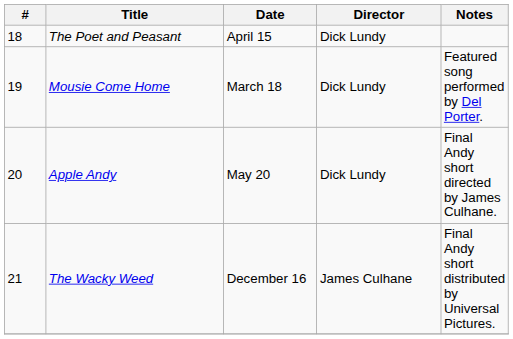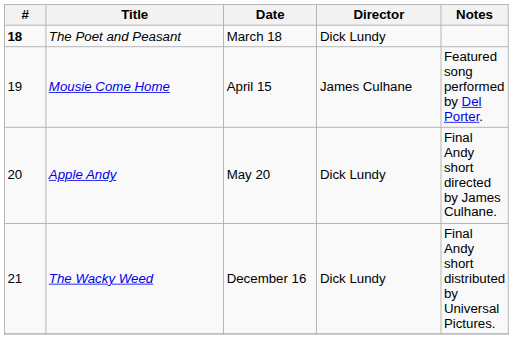(15, 36) normal -> (15, 36) bold
(249, 36) April 15 -> (254, 36) March 18
(254, 87) March 18 -> (249, 87) April 15
(353, 87) Dick Lundy -> (366, 87) James Culhane
(366, 278) James Culhane -> (353, 278) Dick Lundy
